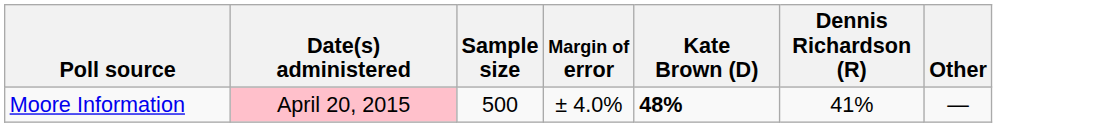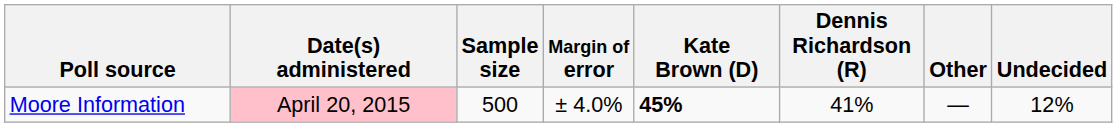+ column: (1052, 70)
(661, 104) 48% -> (661, 104) 45%
